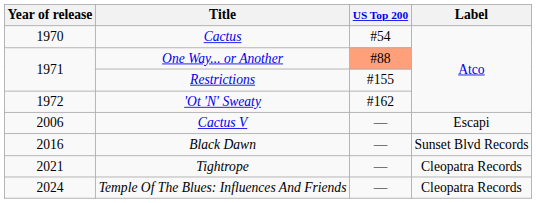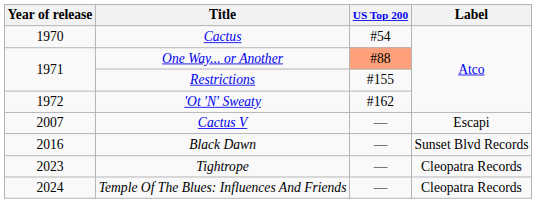(50, 123) 2006 -> (50, 123) 2007
(50, 166) 2021 -> (50, 166) 2023
